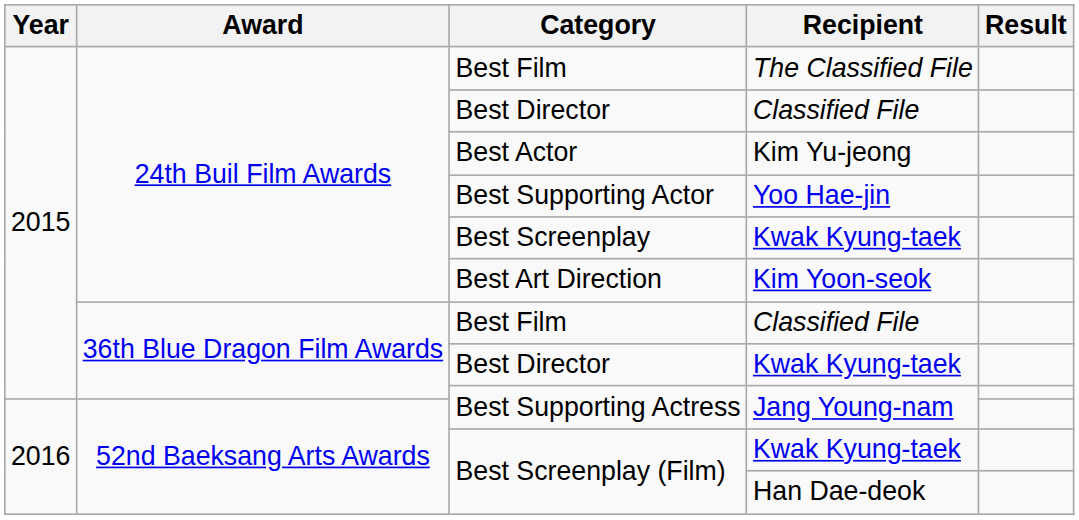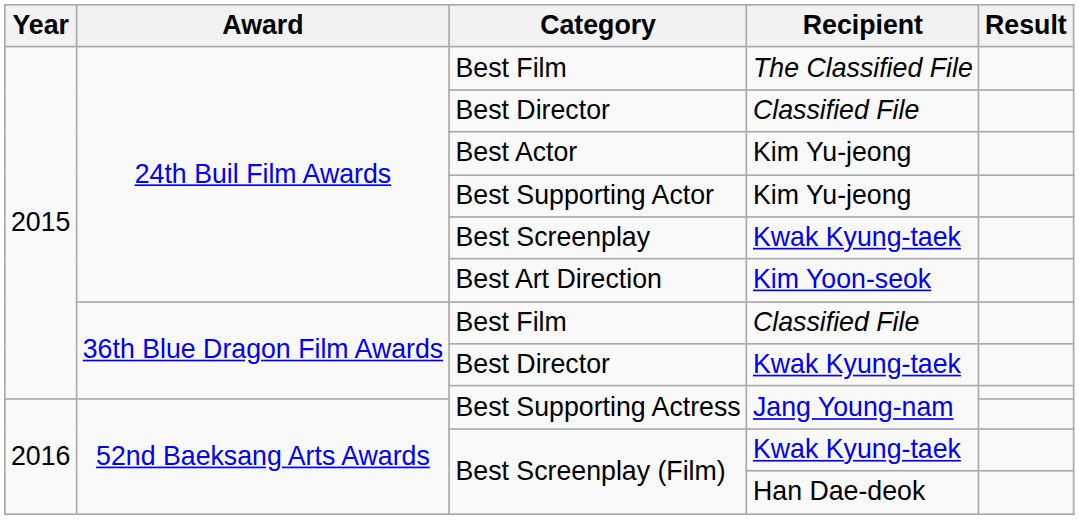(822, 195) Yoo Hae-jin -> (832, 195) Kim Yu-jeong
